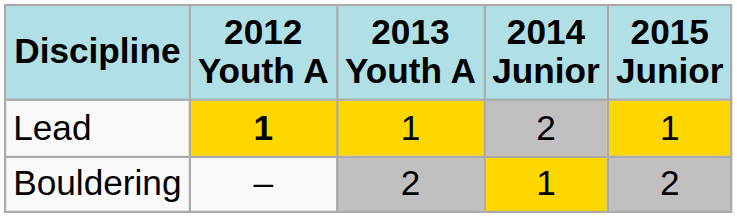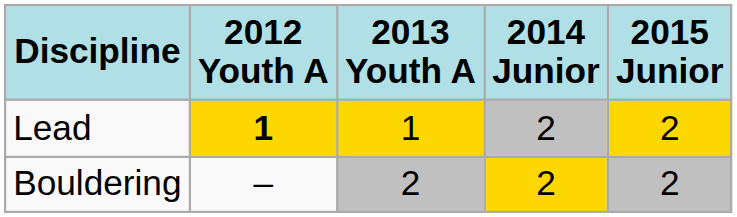(670, 127) 1 -> (670, 127) 2
(546, 183) 1 -> (546, 183) 2
